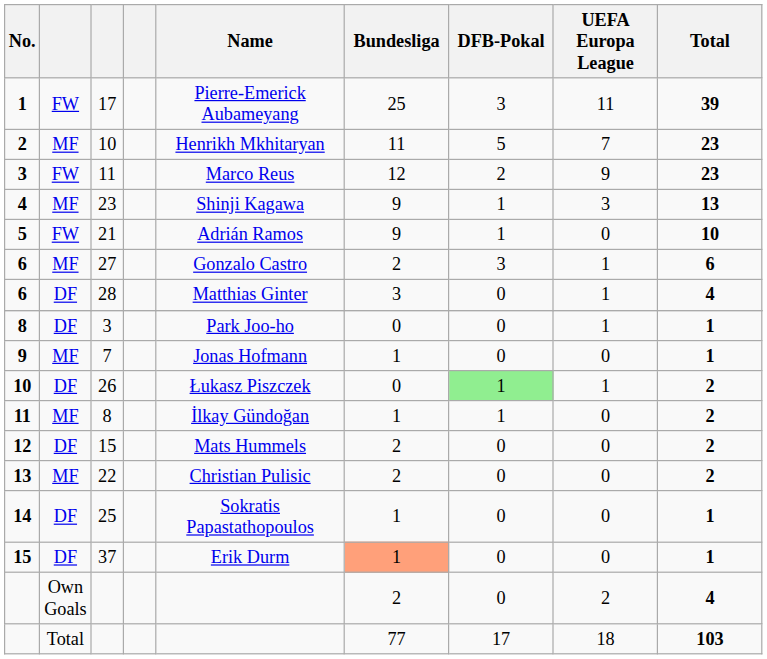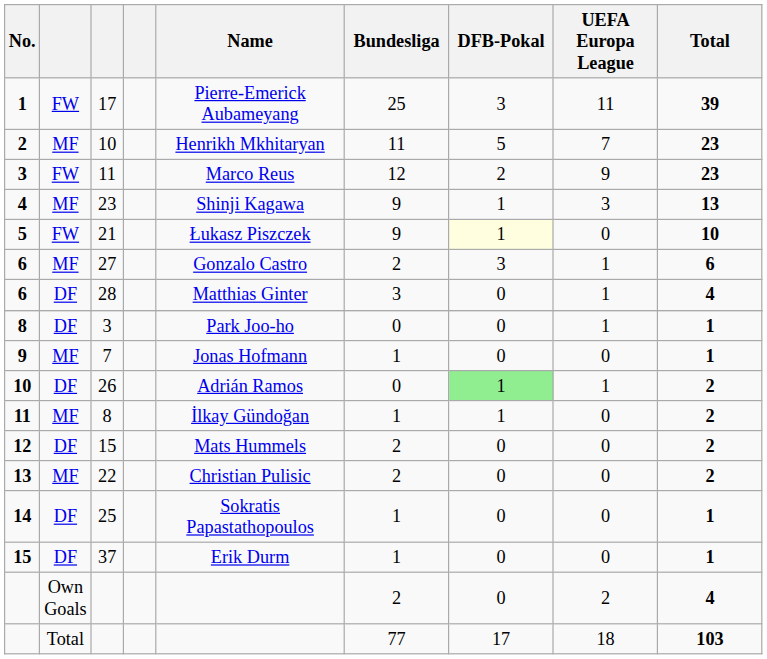(250, 234) Adrián Ramos -> (250, 234) Łukasz Piszczek
(501, 234) no background -> (501, 234) lightyellow background
(250, 385) Łukasz Piszczek -> (250, 385) Adrián Ramos
(397, 557) lightsalmon background -> (397, 557) no background
